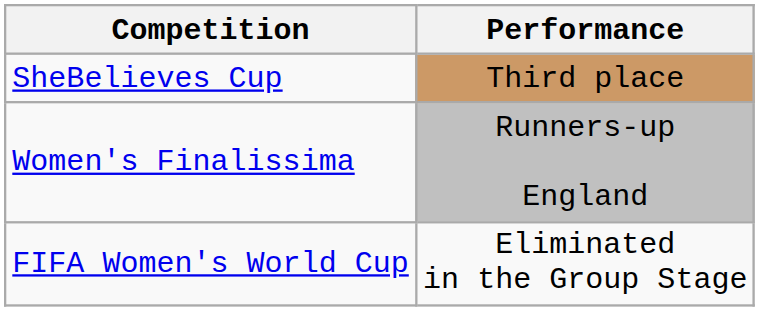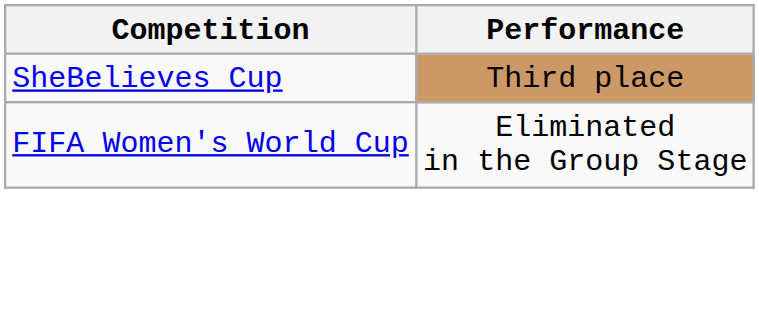- row: (184, 162)
